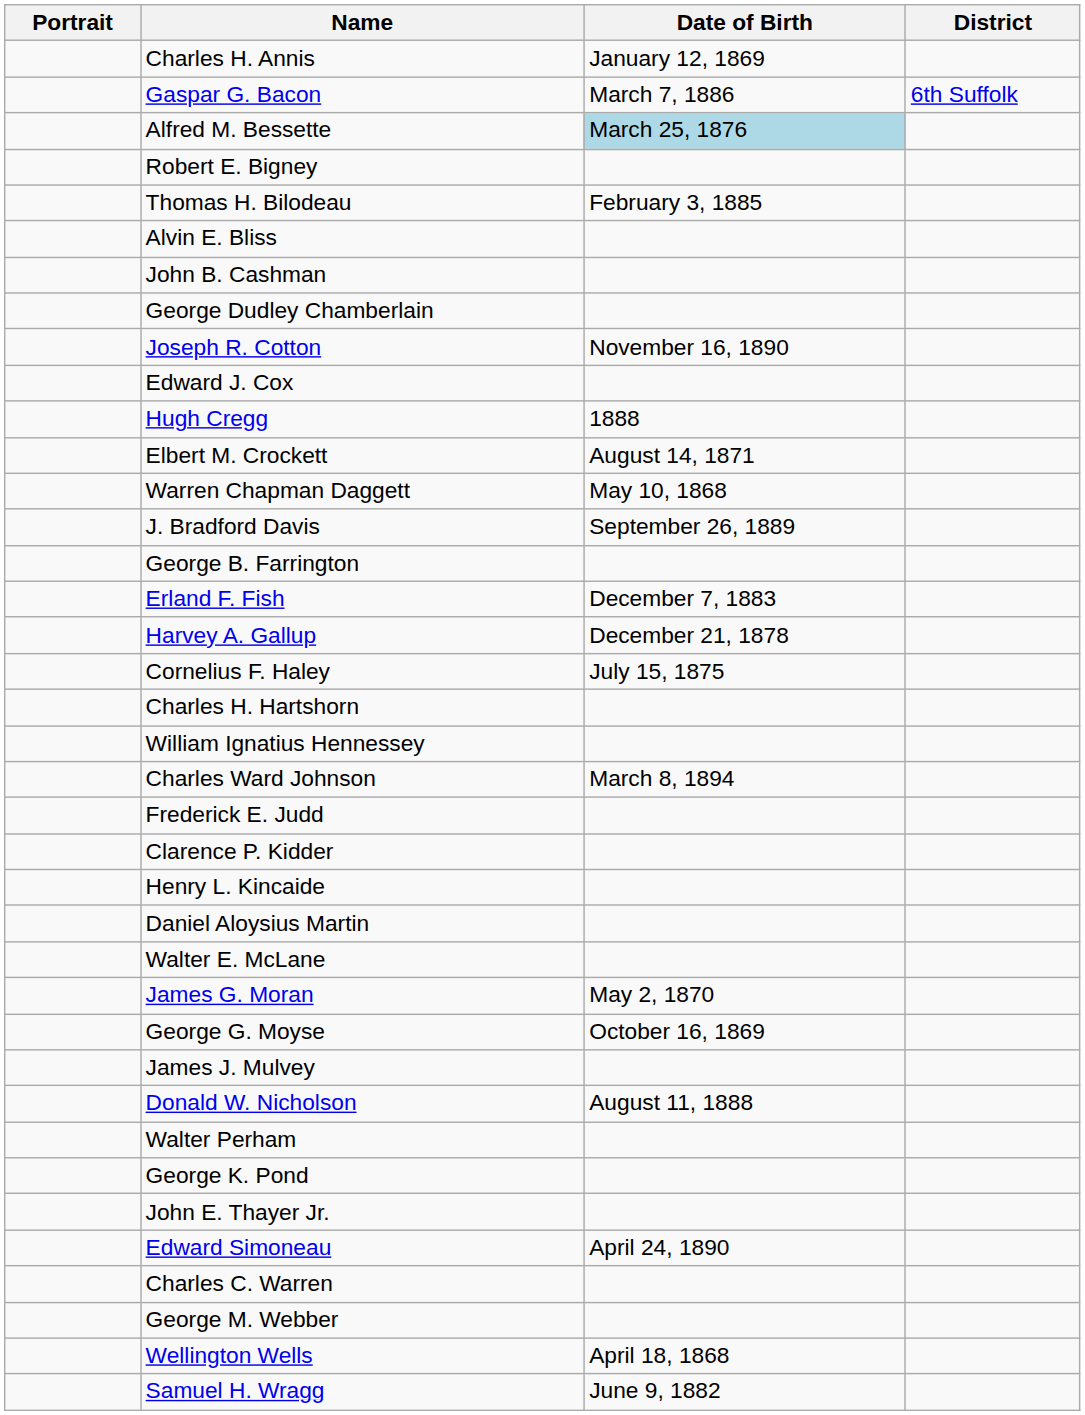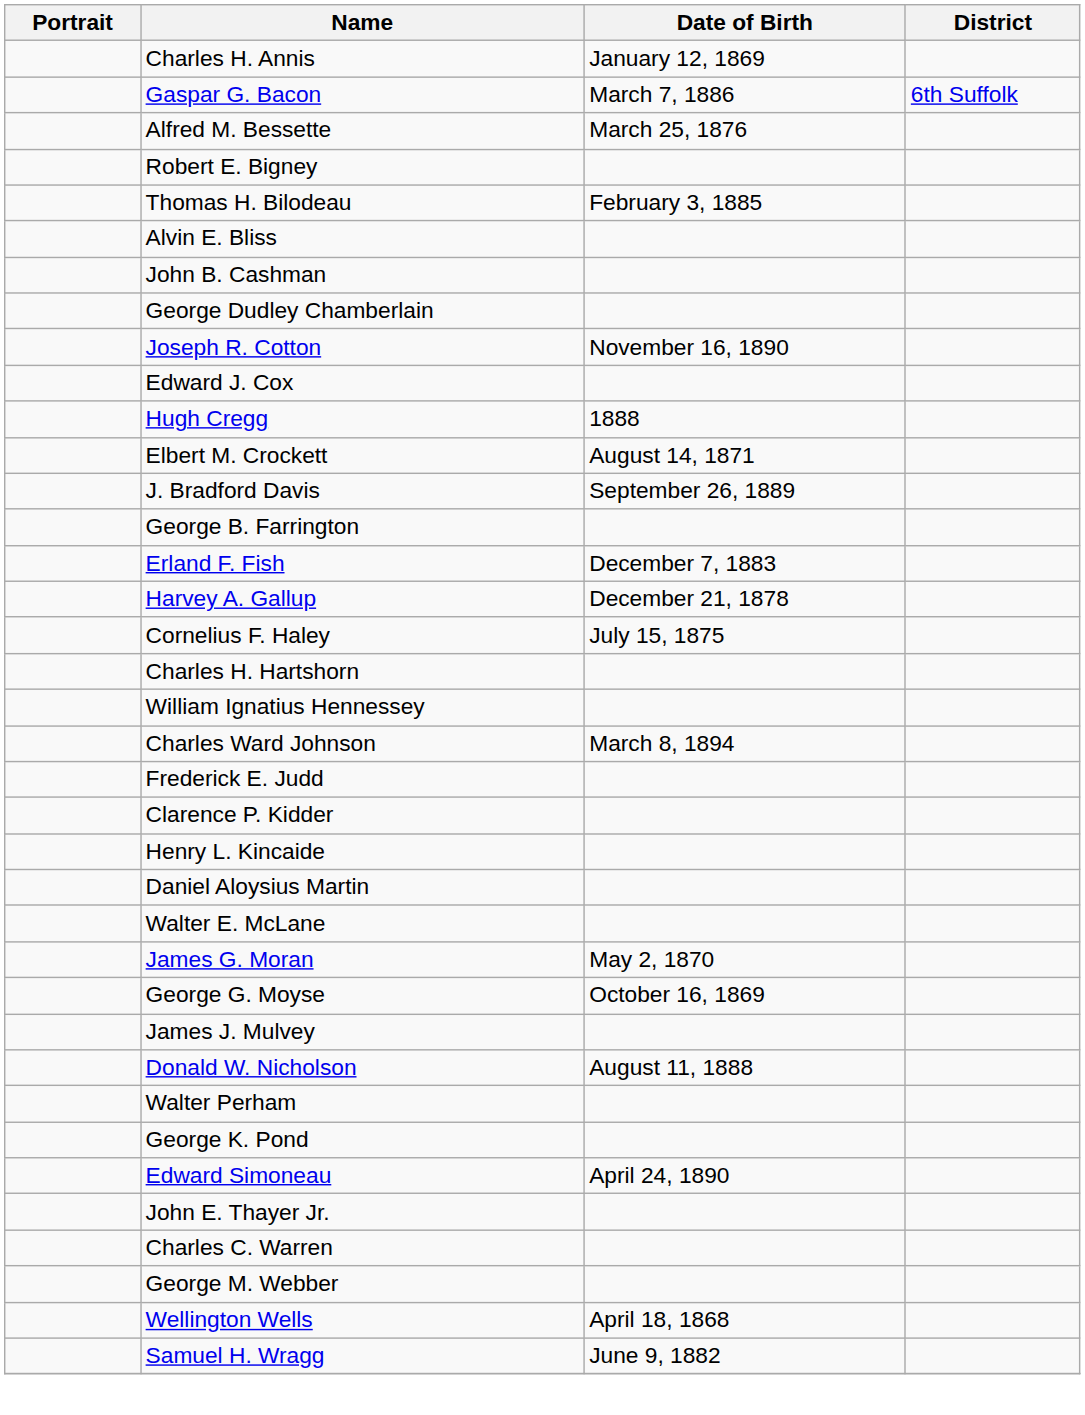(668, 130) lightblue background -> (668, 130) no background
- row: (278, 490)
rows swapped: (238, 1247) <-> (238, 1211)
